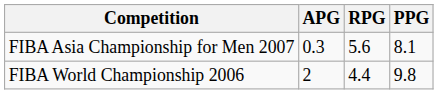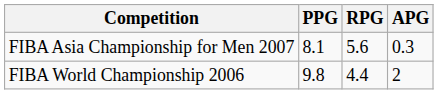columns swapped: (412, 18) <-> (321, 18)
